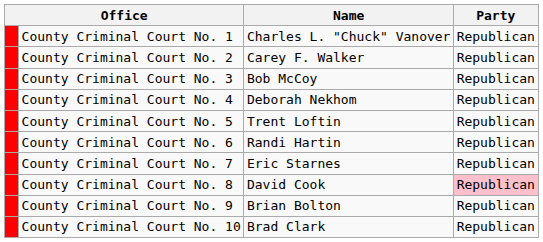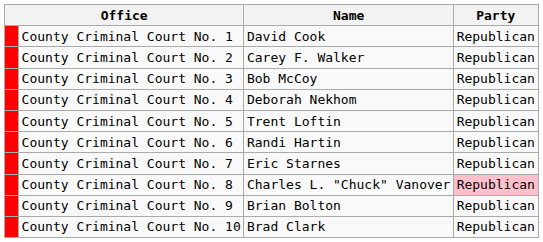(349, 36) Charles L. "Chuck" Vanover -> (286, 36) David Cook
(286, 185) David Cook -> (349, 185) Charles L. "Chuck" Vanover
